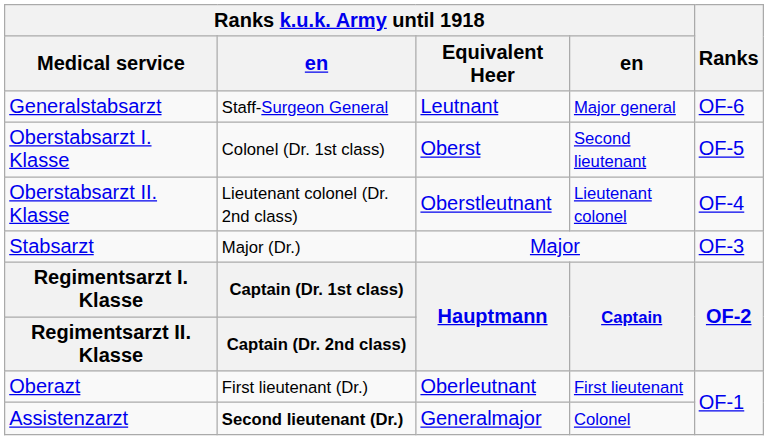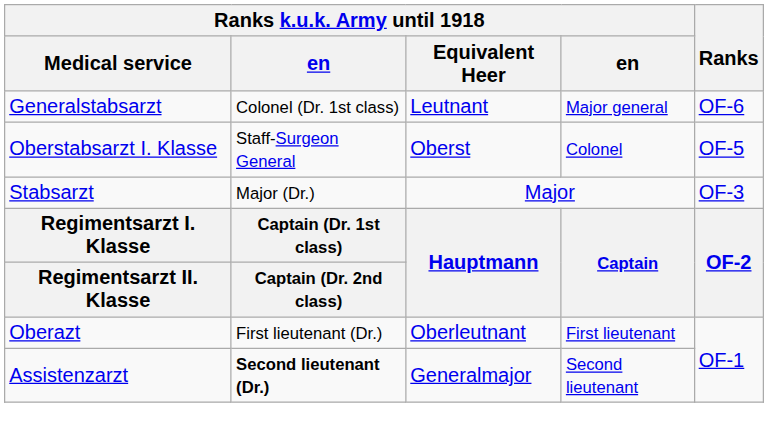(305, 107) Staff-Surgeon General -> (318, 107) Colonel (Dr. 1st class)
(303, 150) Colonel (Dr. 1st class) -> (287, 150) Staff-Surgeon General
(610, 150) Second lieutenant -> (594, 150) Colonel
- row: (83, 203)
(602, 419) Colonel -> (602, 376) Second lieutenant
